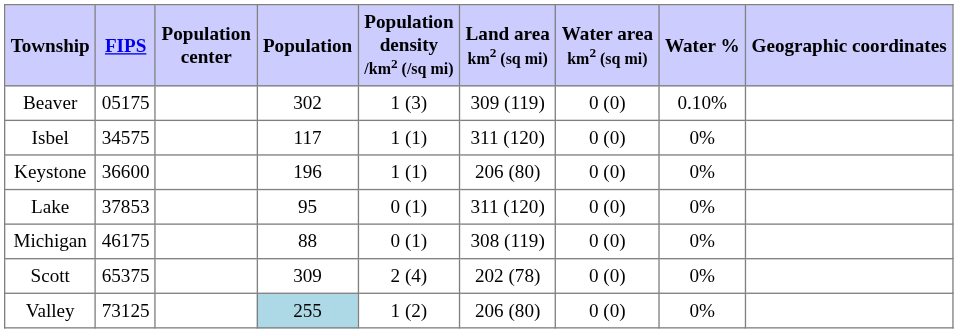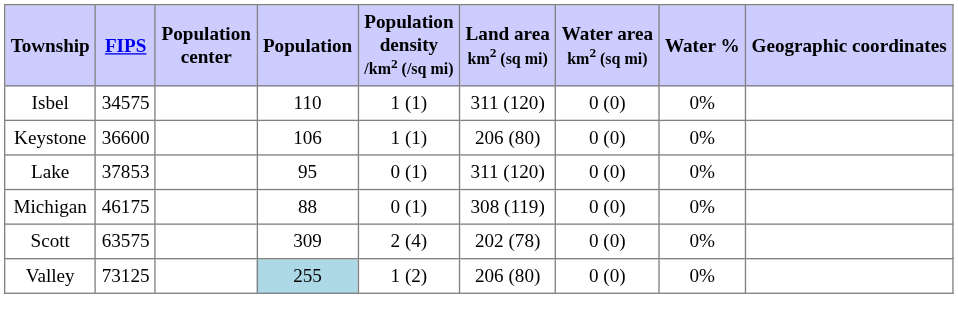- row: (50, 102)
(308, 137) 117 -> (308, 102) 110
(308, 172) 196 -> (308, 137) 106
(126, 275) 65375 -> (126, 241) 63575
